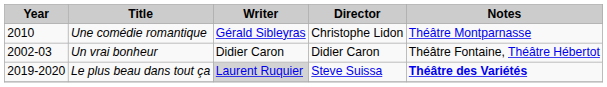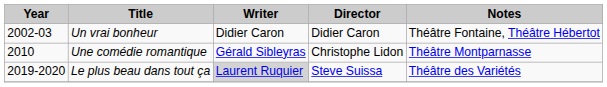rows swapped: (114, 52) <-> (139, 33)
(468, 71) bold -> (465, 71) normal
